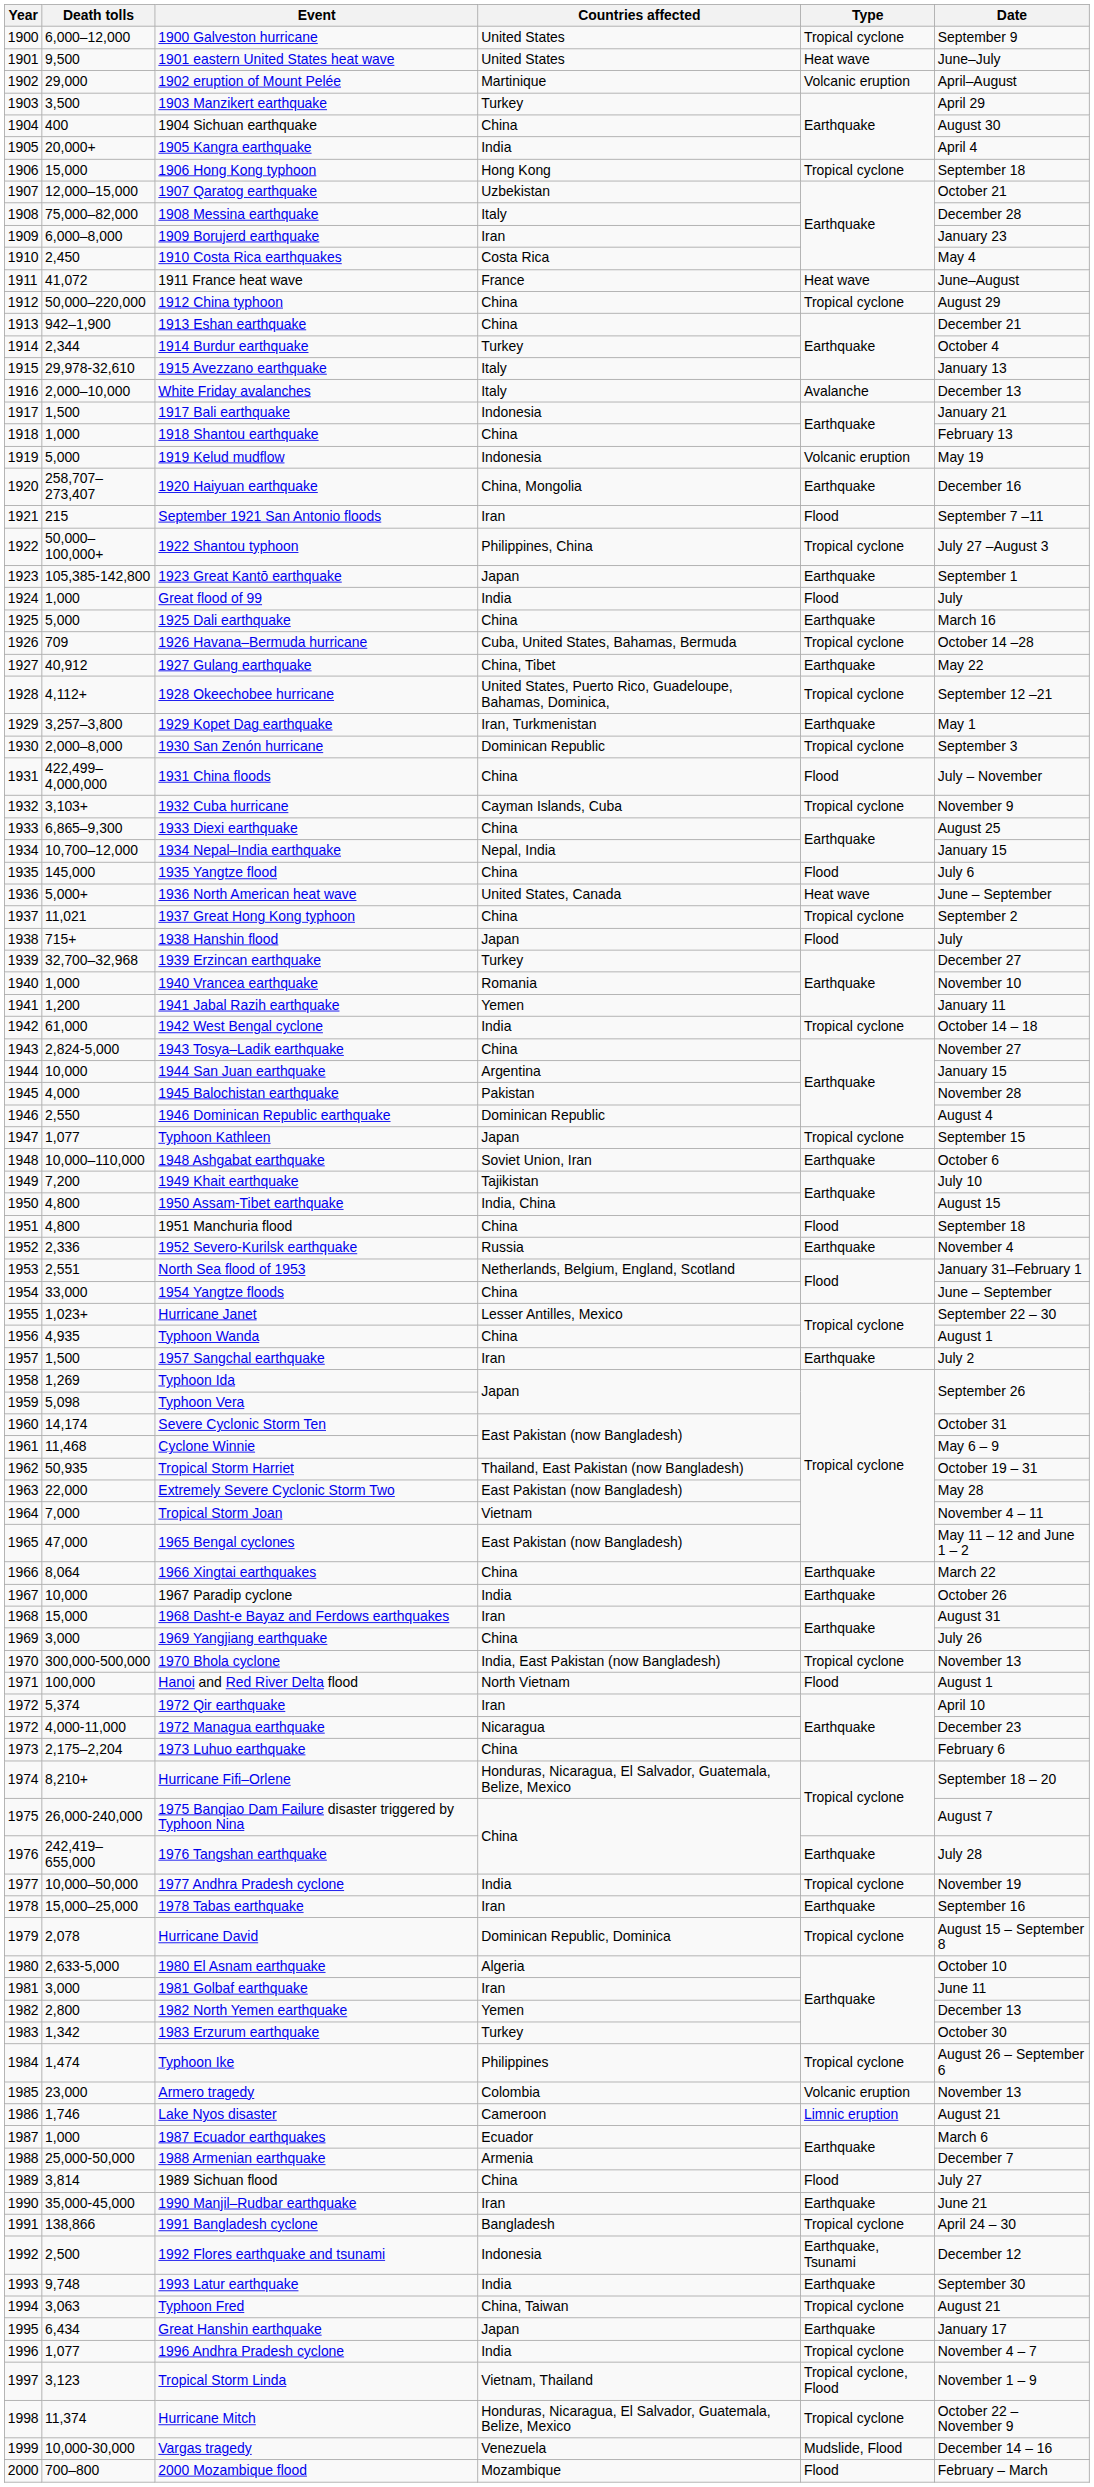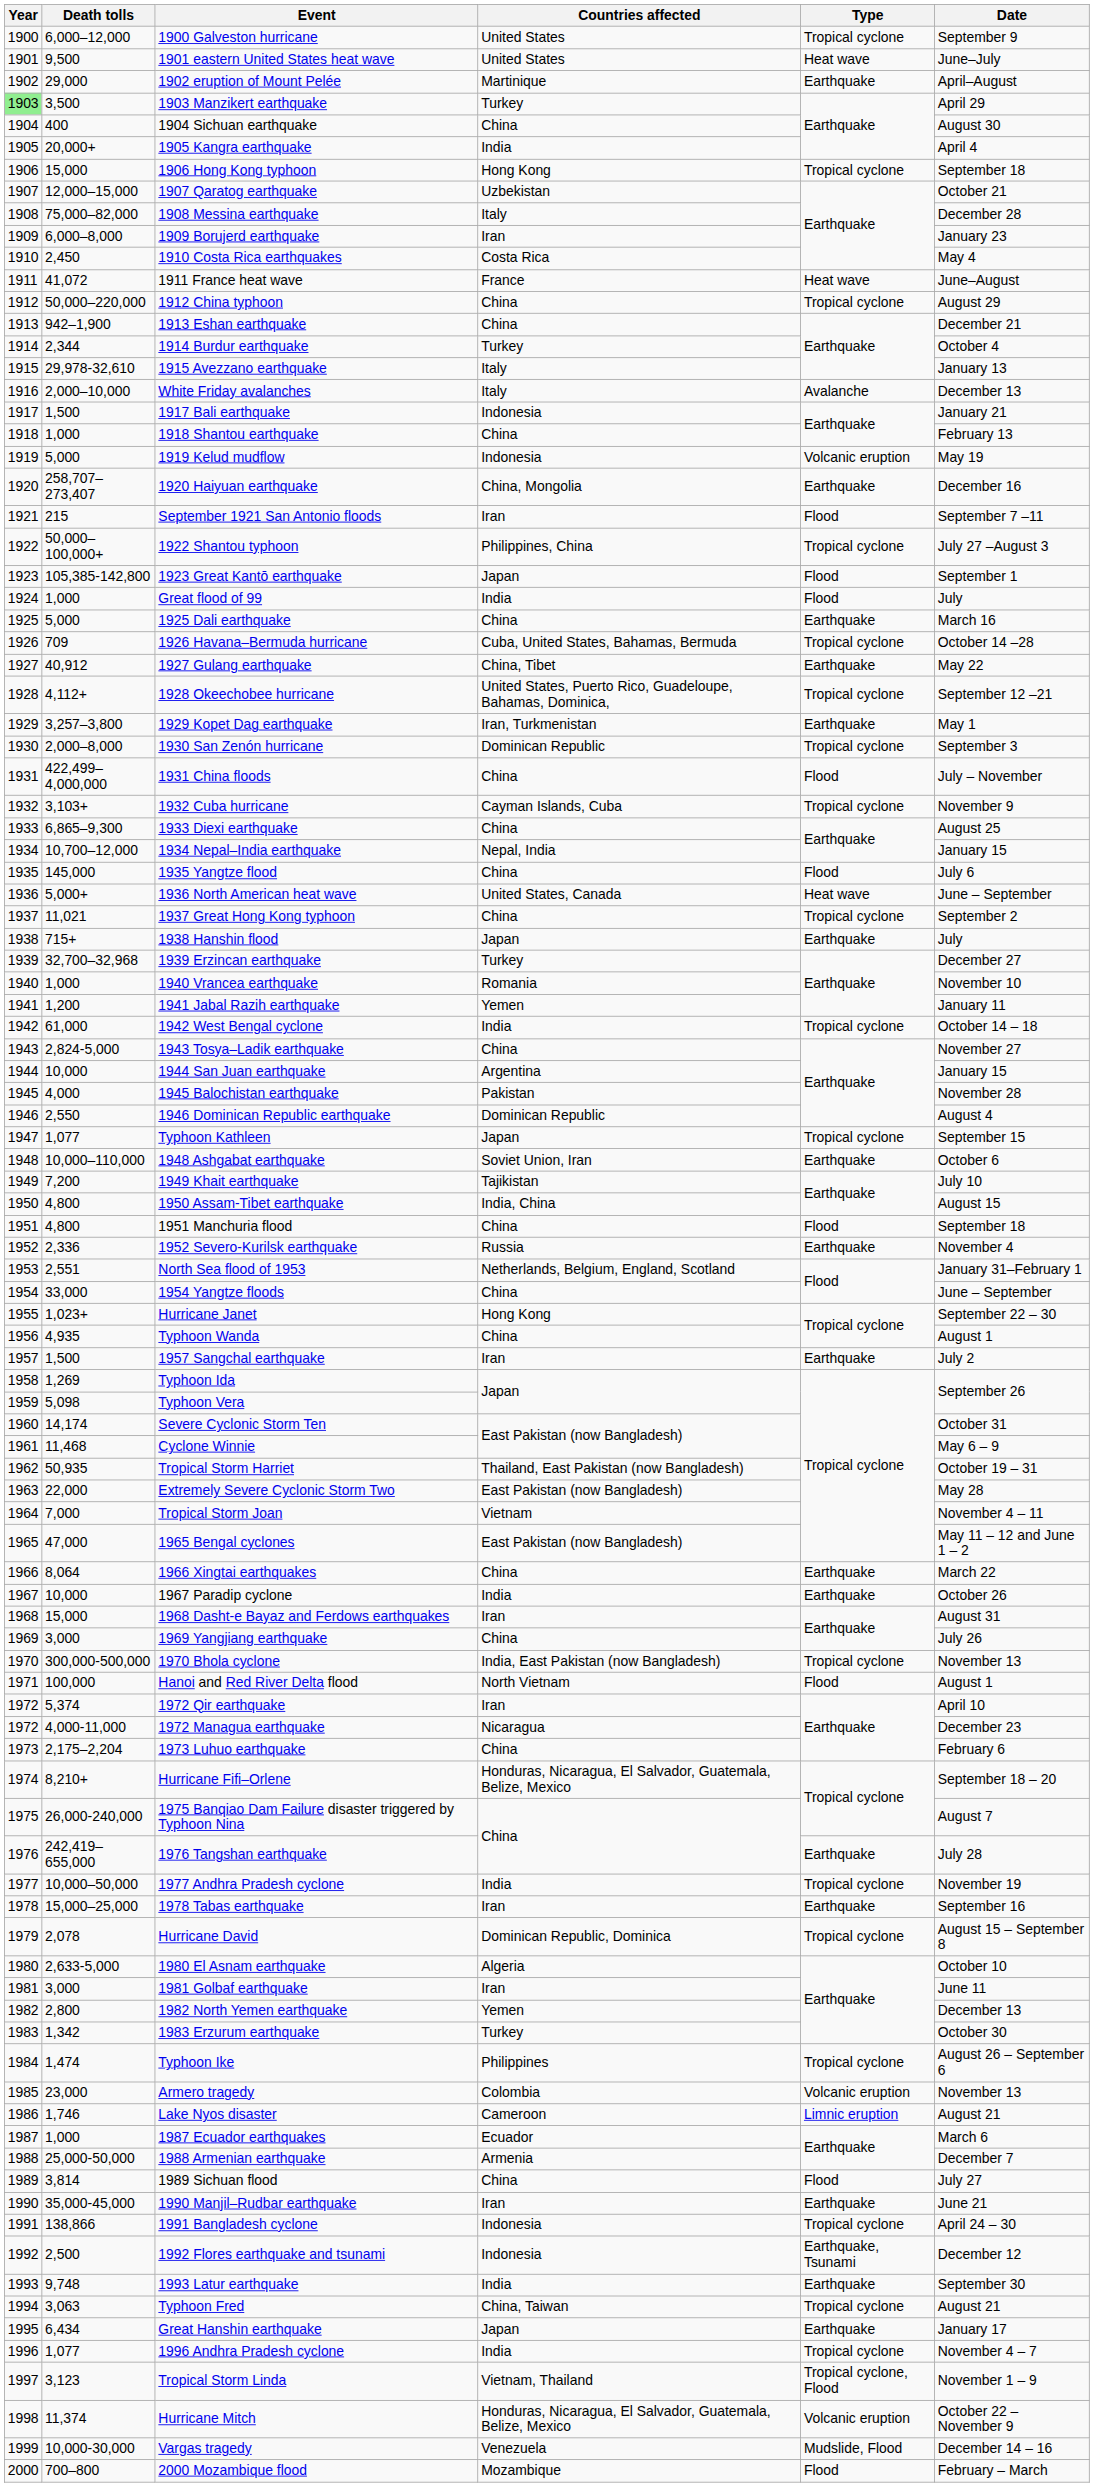(857, 81) Volcanic eruption -> (840, 81) Earthquake
(23, 103) no background -> (23, 103) lightgreen background
(840, 576) Earthquake -> (821, 576) Flood
(821, 939) Flood -> (840, 939) Earthquake
(552, 1314) Lesser Antilles, Mexico -> (516, 1314) Hong Kong
(518, 2225) Bangladesh -> (511, 2225) Indonesia
(854, 2418) Tropical cyclone -> (857, 2418) Volcanic eruption
